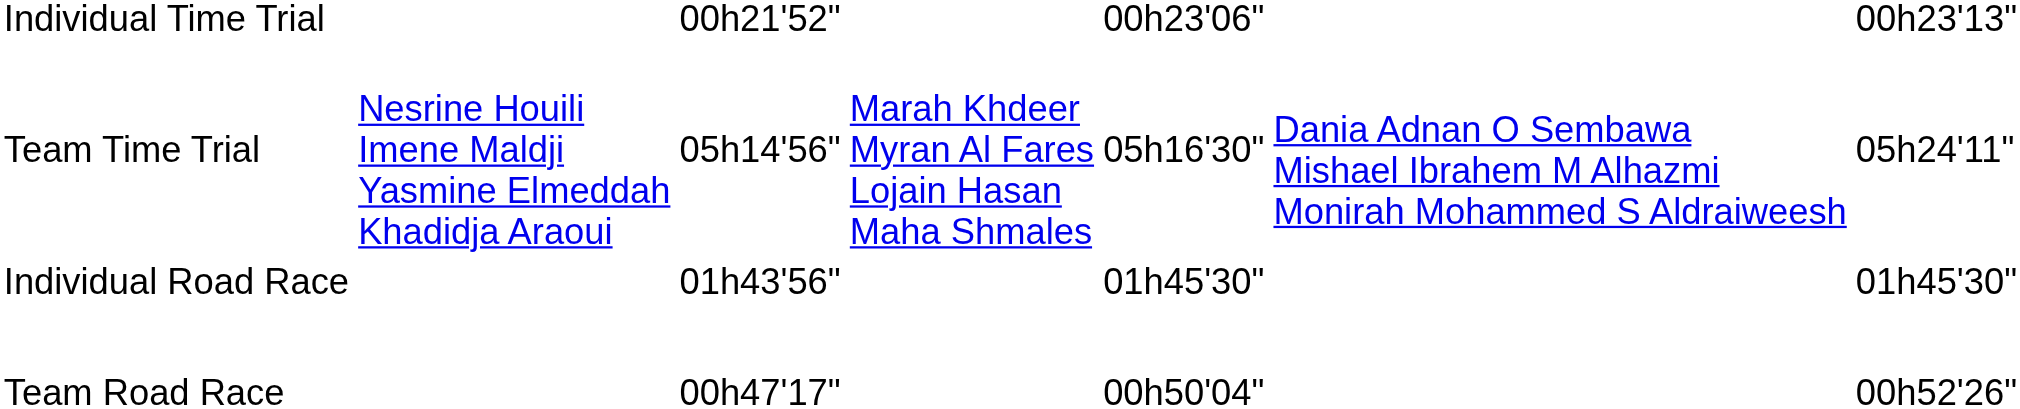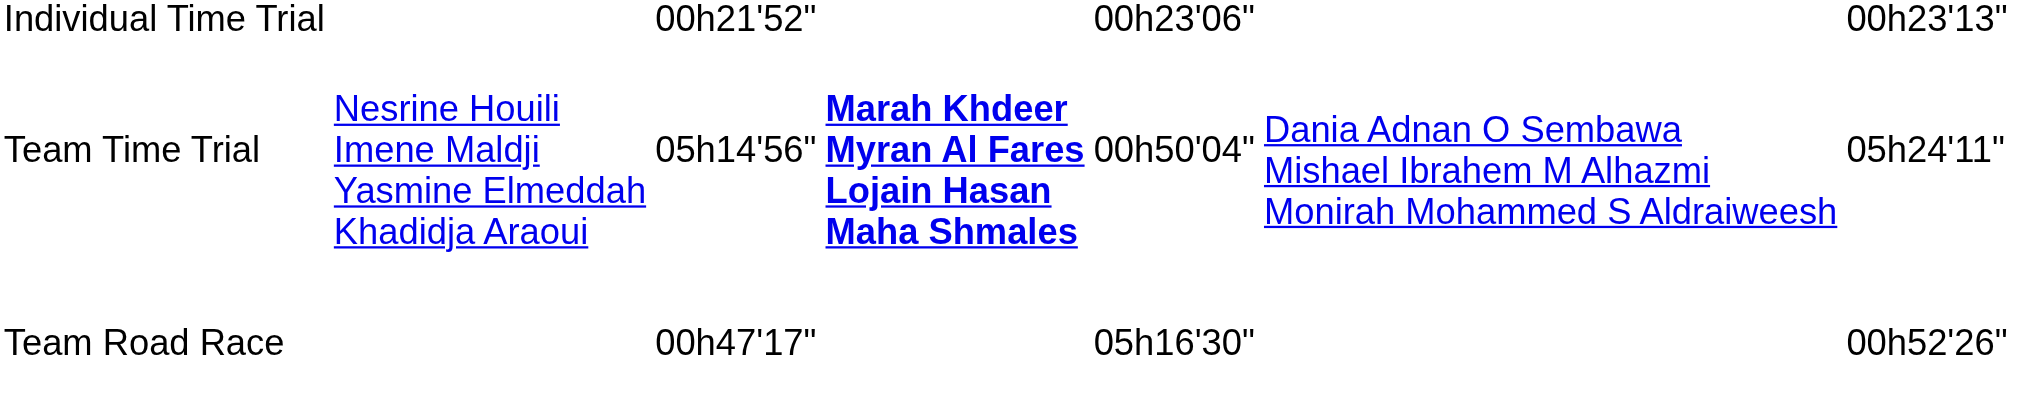(972, 170) normal -> (955, 170) bold
(1184, 150) 05h16'30" -> (1174, 150) 00h50'04"
- row: (176, 281)
(1184, 393) 00h50'04" -> (1174, 343) 05h16'30"
